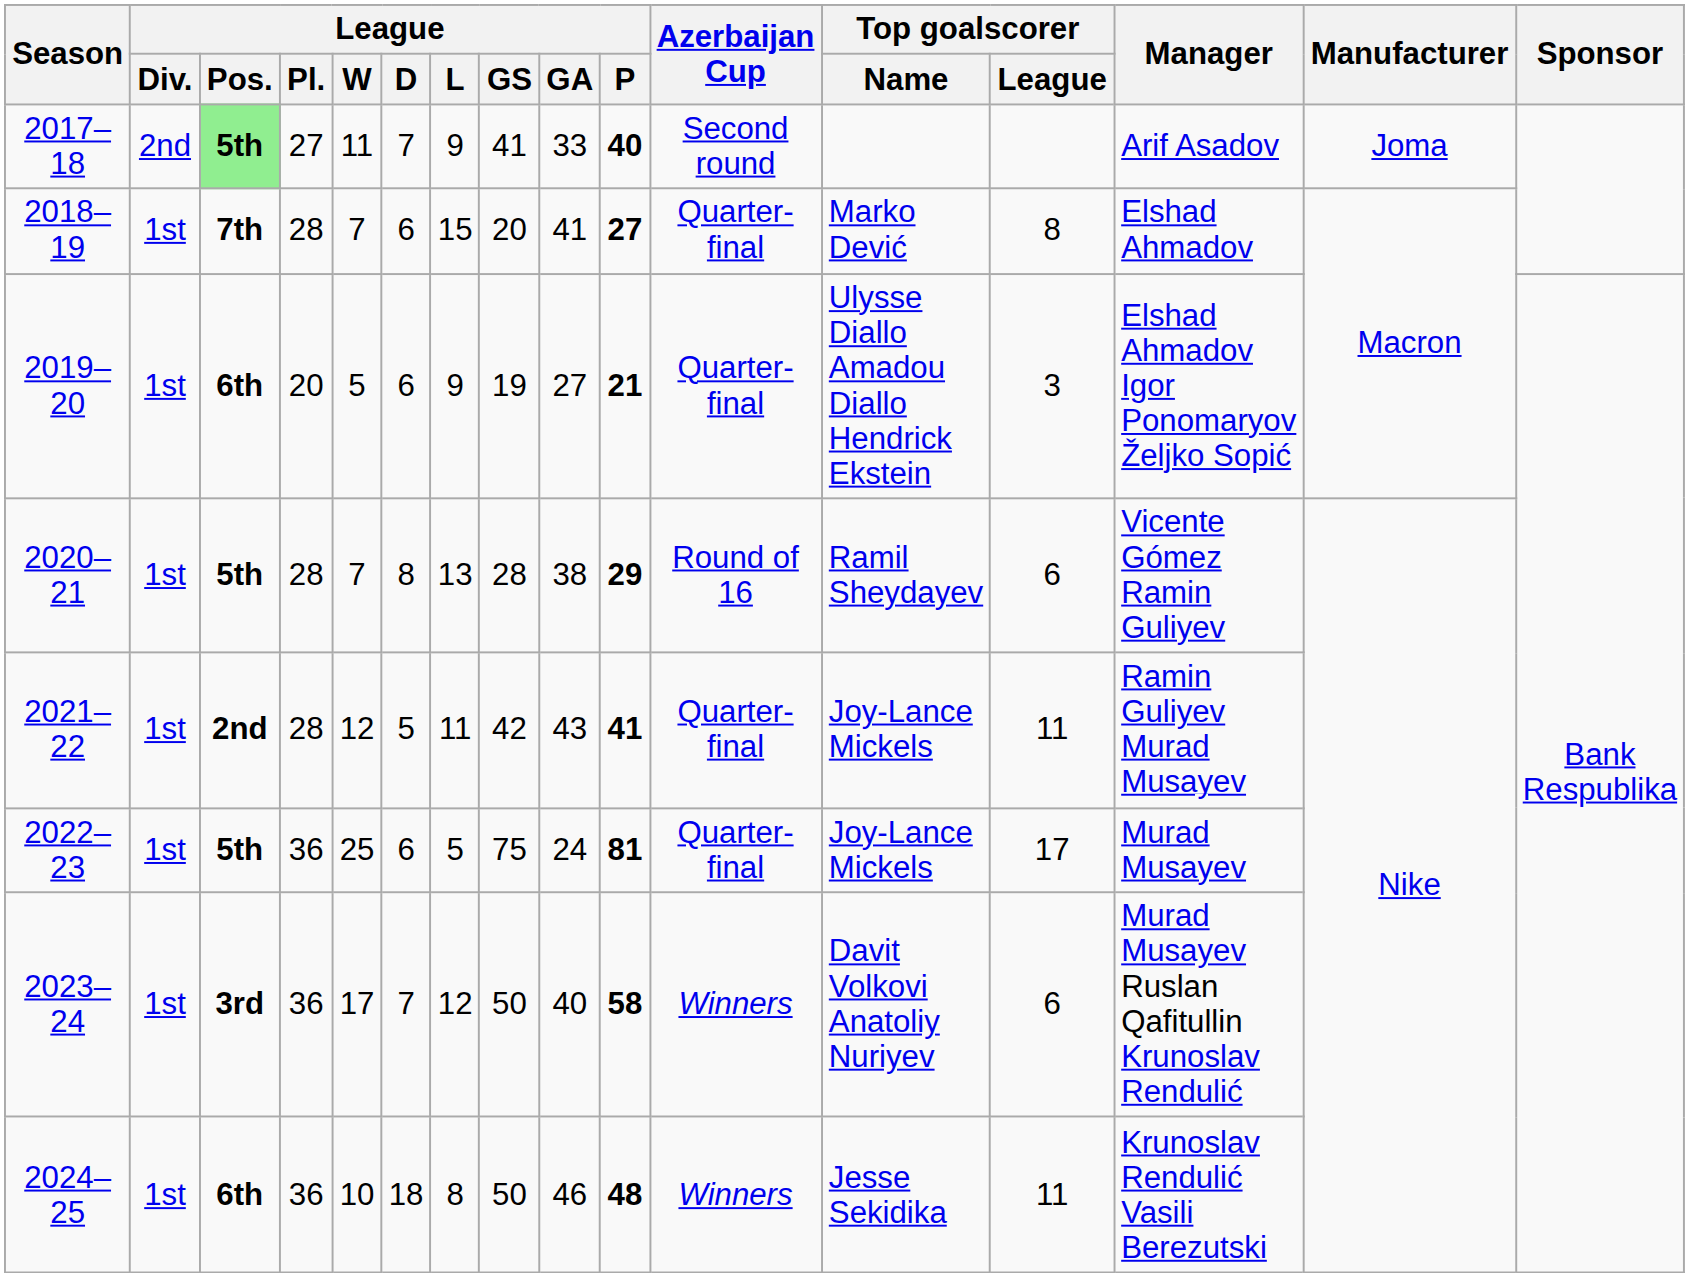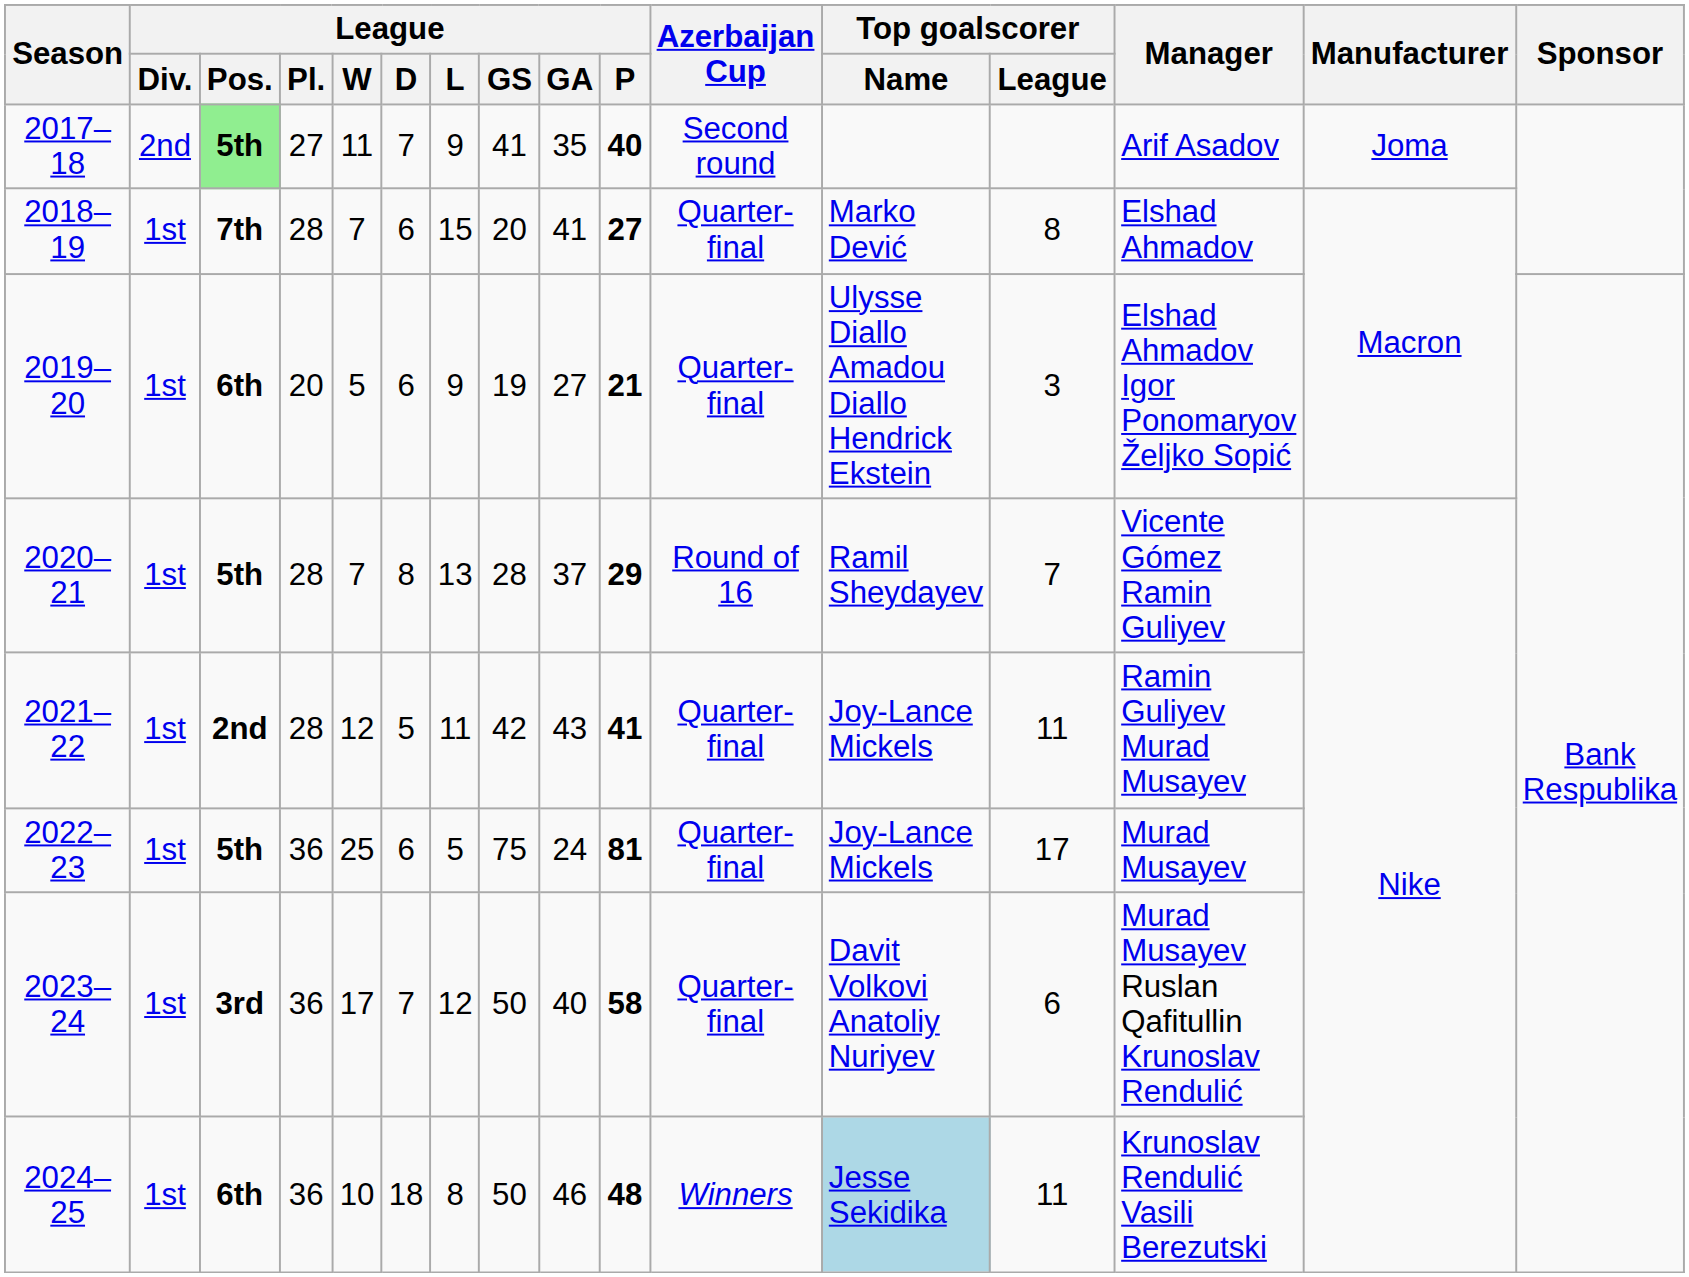(570, 145) 33 -> (570, 145) 35
(570, 574) 38 -> (570, 574) 37
(1052, 574) 6 -> (1052, 574) 7
(736, 1004) Winners -> (736, 1004) Quarter-final
(888, 1194) no background -> (888, 1194) lightblue background
